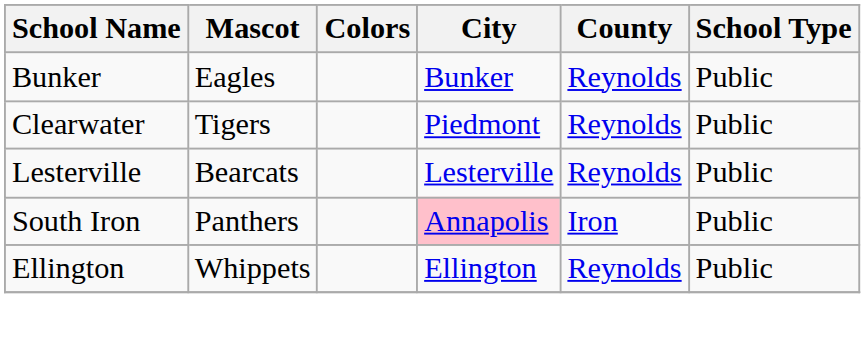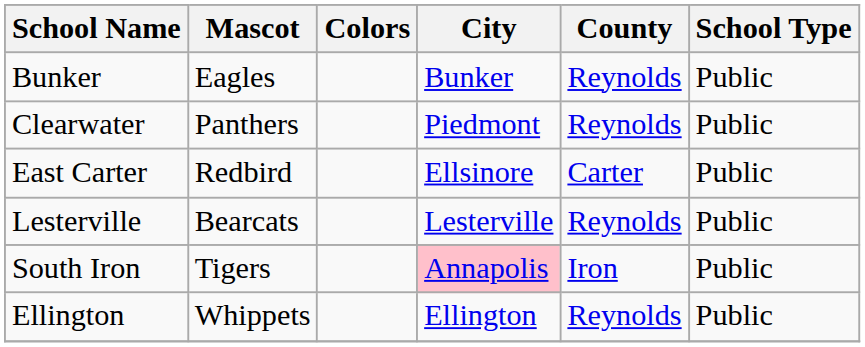(233, 124) Tigers -> (247, 124) Panthers
+ row: (80, 172)
(247, 220) Panthers -> (233, 268) Tigers
